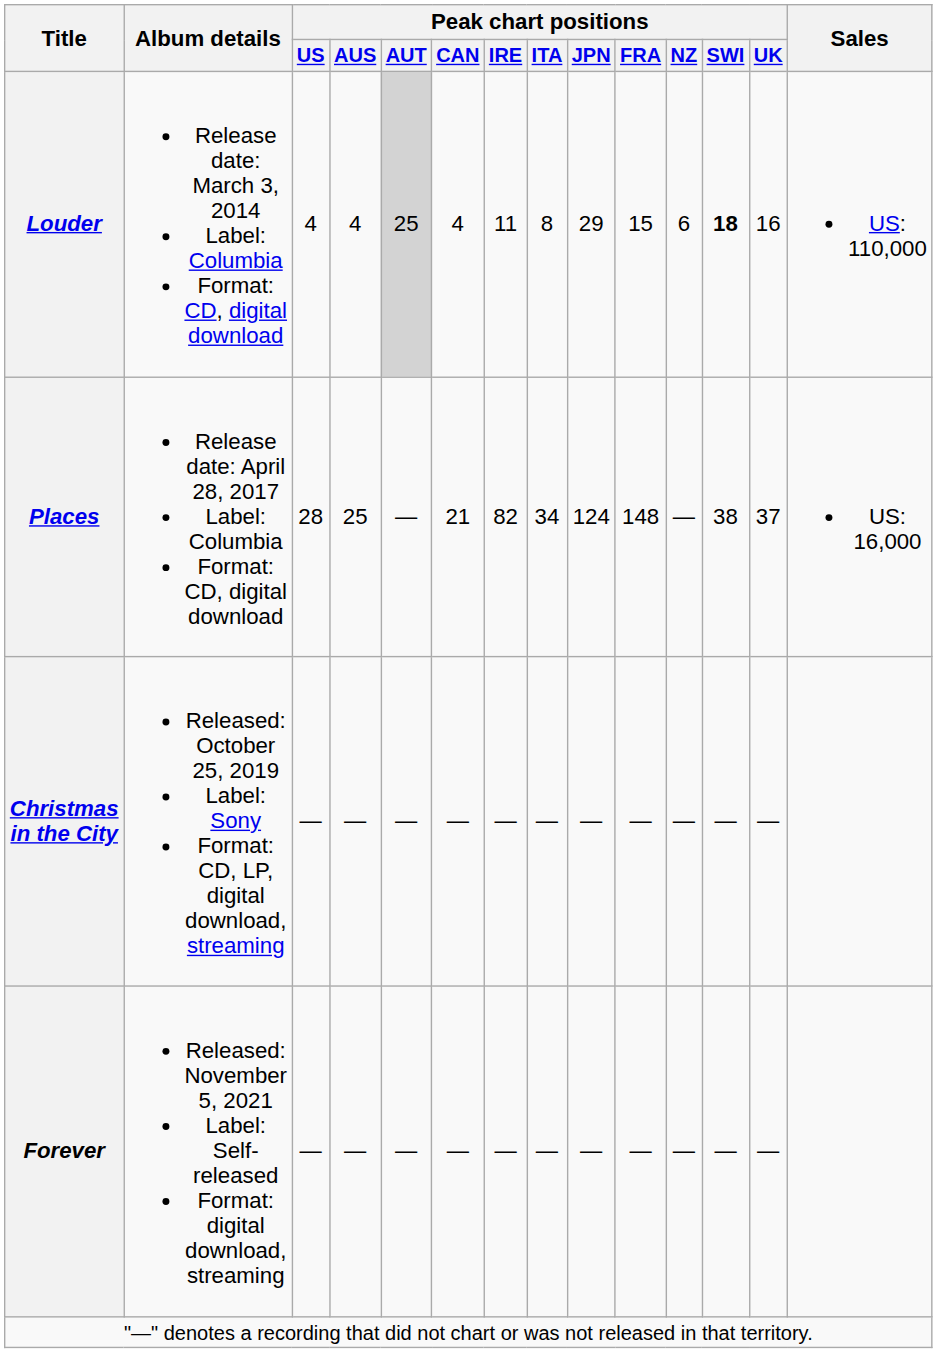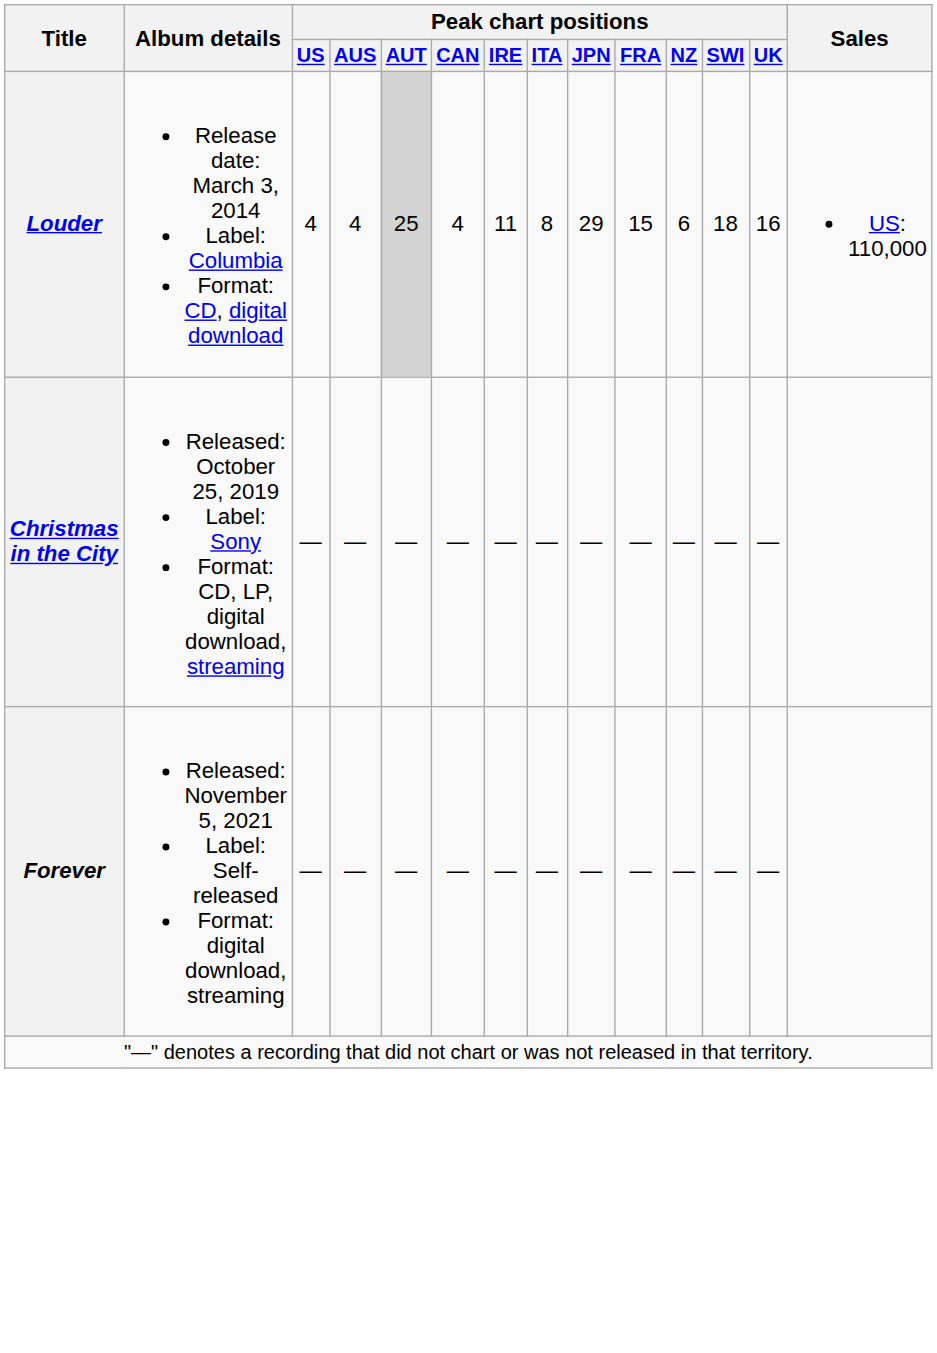(725, 223) bold -> (725, 223) normal
- row: (64, 516)
